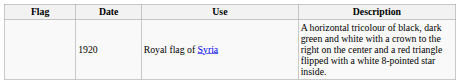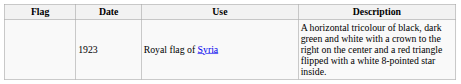(88, 49) 1920 -> (88, 49) 1923
